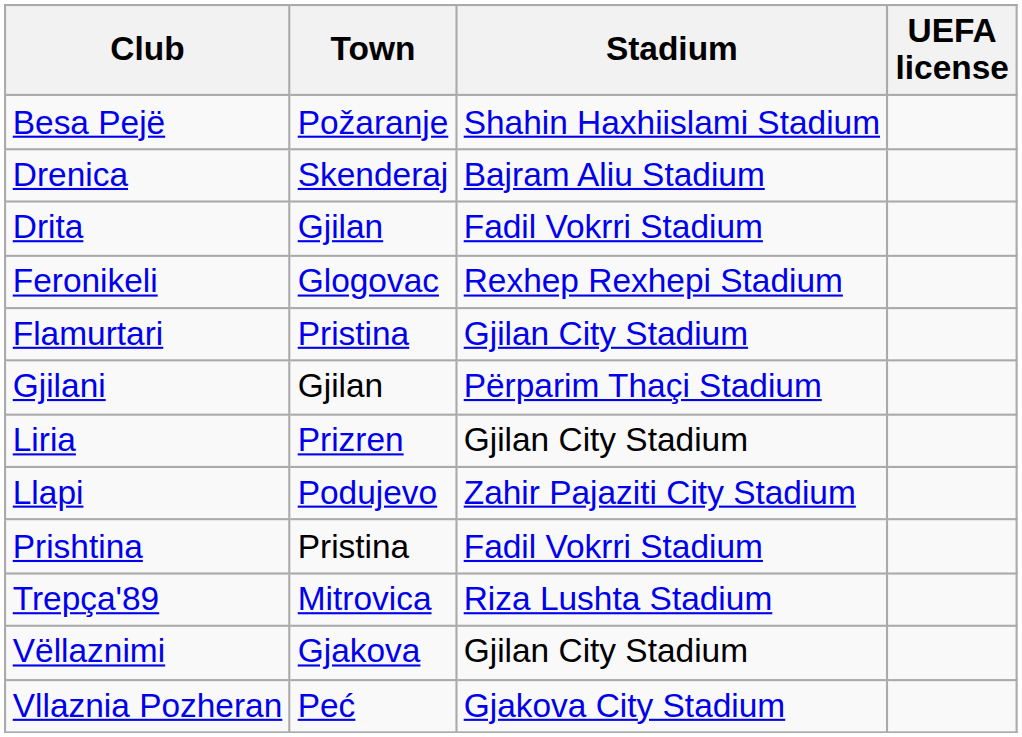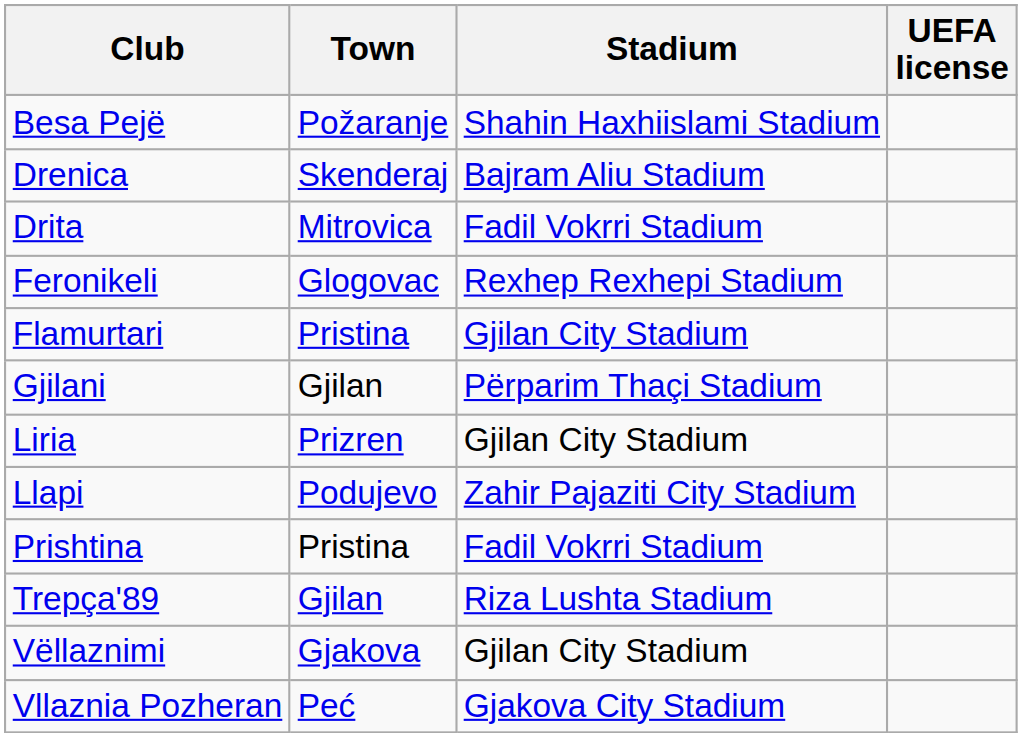(340, 227) Gjilan -> (365, 227) Mitrovica
(365, 598) Mitrovica -> (340, 598) Gjilan
